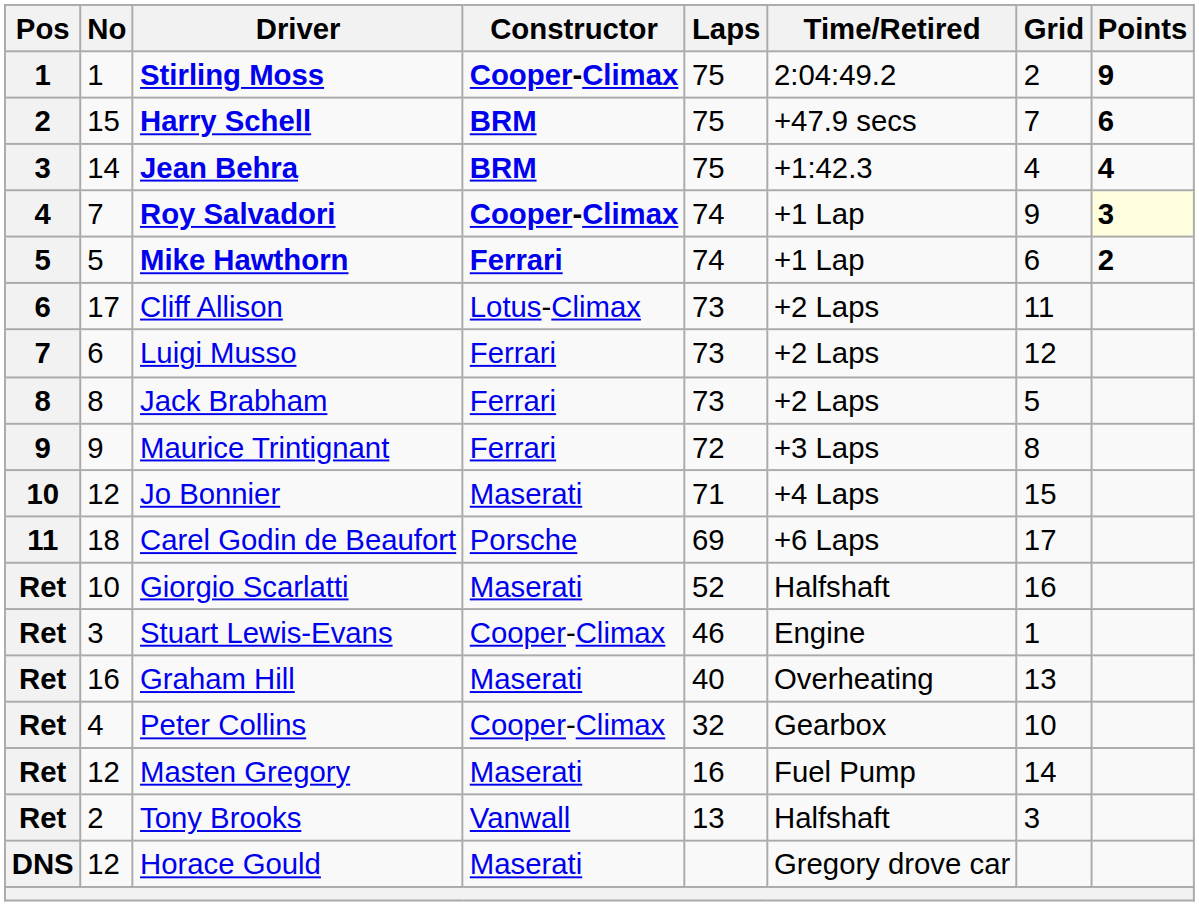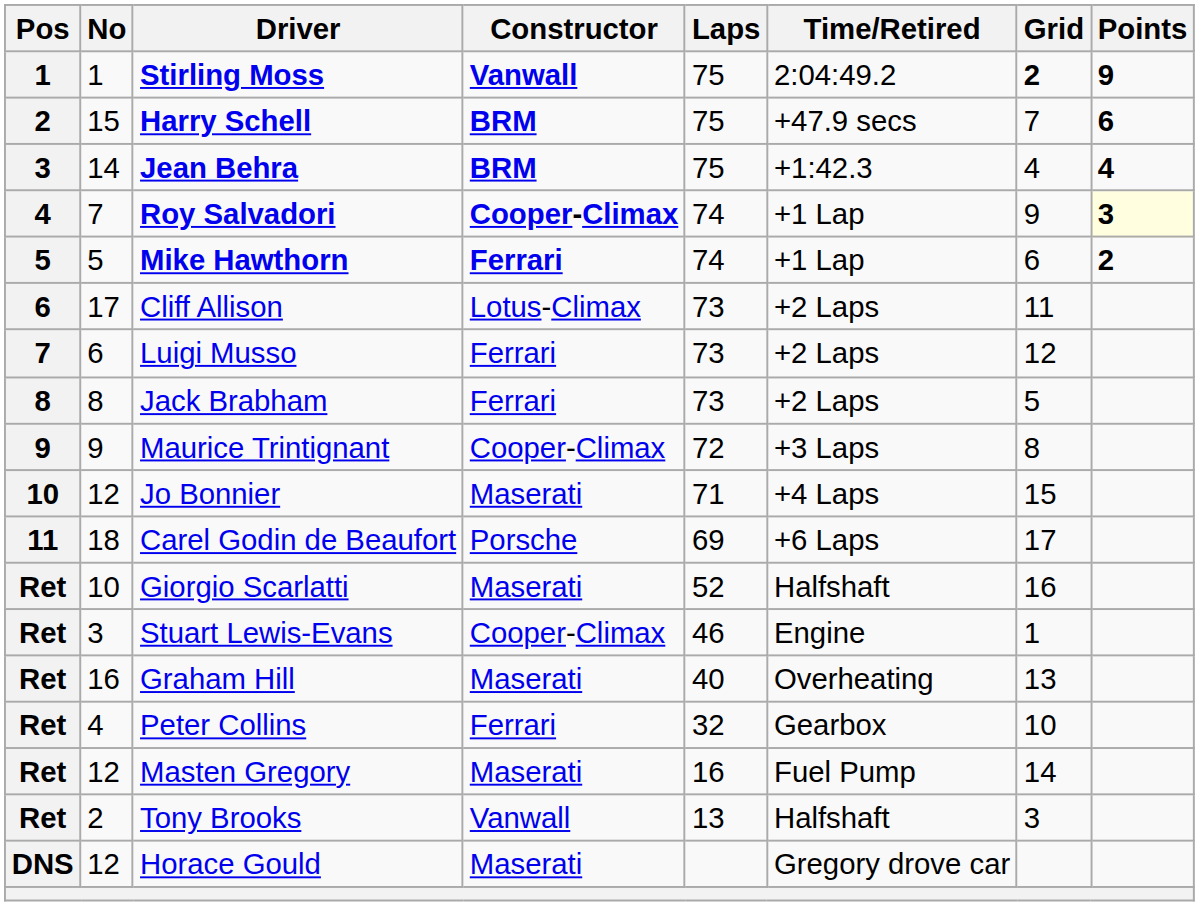(574, 75) Cooper-Climax -> (524, 75) Vanwall
(1032, 75) normal -> (1032, 75) bold
(513, 446) Ferrari -> (568, 446) Cooper-Climax
(568, 725) Cooper-Climax -> (513, 725) Ferrari
